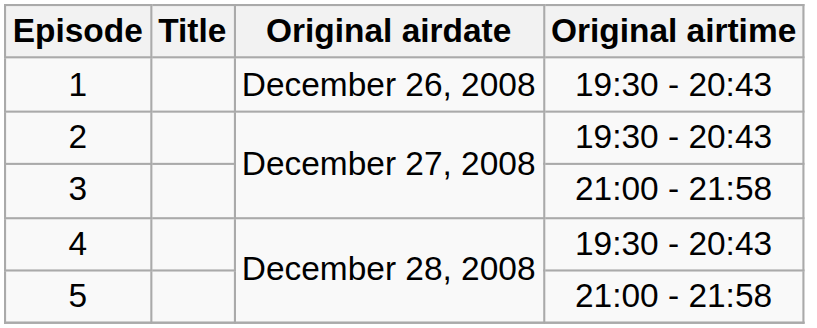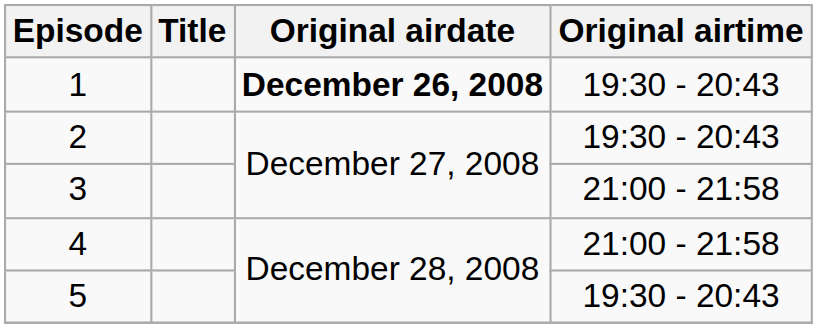(389, 84) normal -> (392, 84) bold
(674, 243) 19:30 - 20:43 -> (681, 243) 21:00 - 21:58
(674, 296) 21:00 - 21:58 -> (681, 296) 19:30 - 20:43
